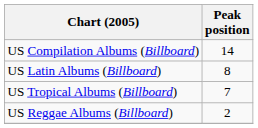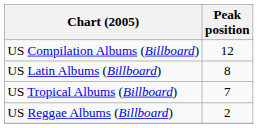(227, 50) 14 -> (227, 50) 12
